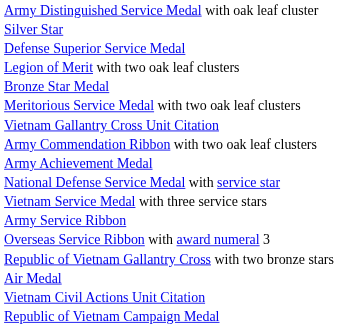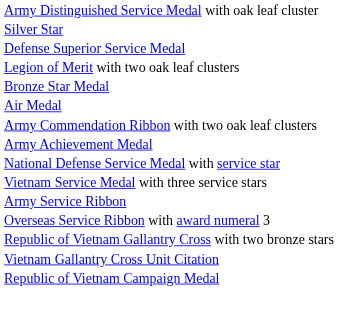- row: (152, 106)
rows swapped: (33, 278) <-> (112, 125)
- row: (105, 297)
